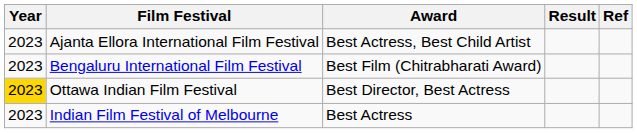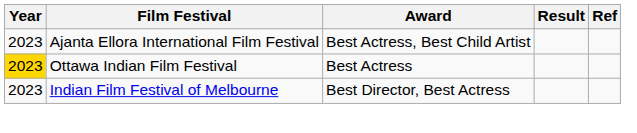- row: (176, 66)
(418, 90) Best Director, Best Actress -> (369, 66) Best Actress
(369, 115) Best Actress -> (418, 90) Best Director, Best Actress
